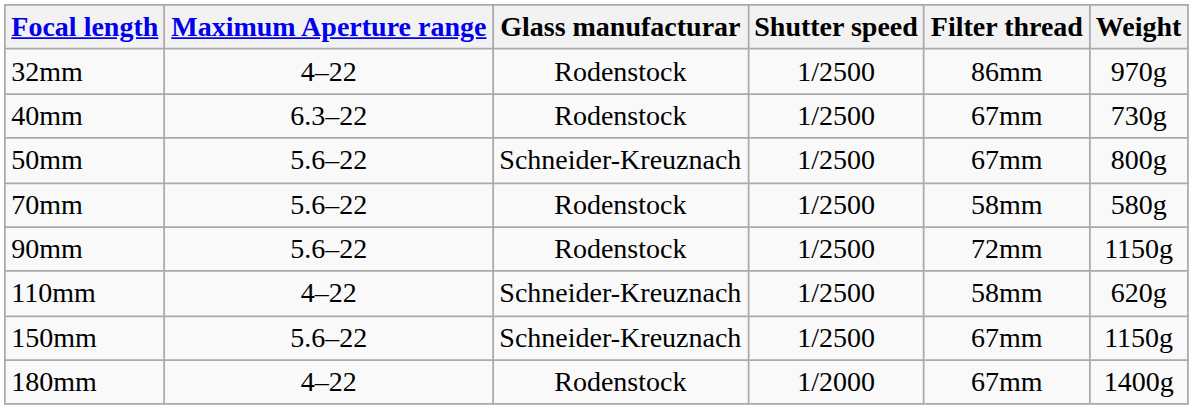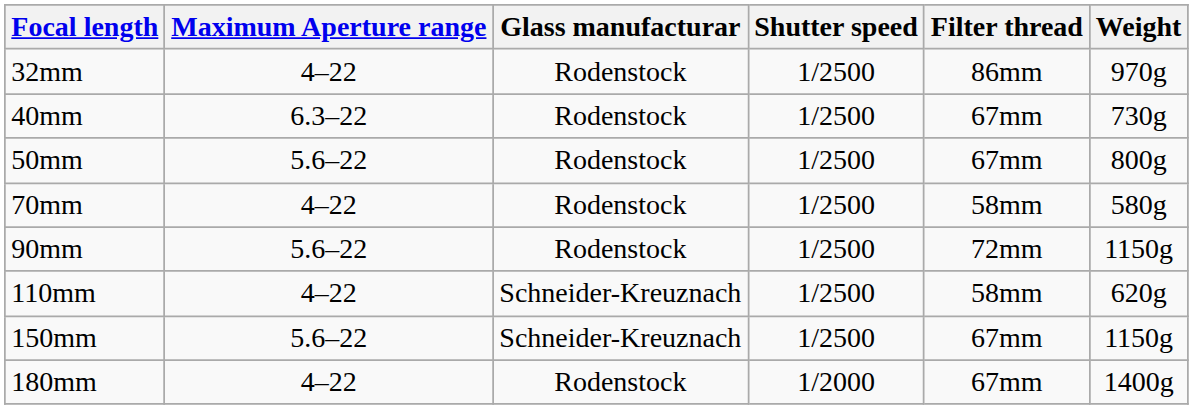(620, 159) Schneider-Kreuznach -> (620, 159) Rodenstock
(329, 204) 5.6–22 -> (329, 204) 4–22
